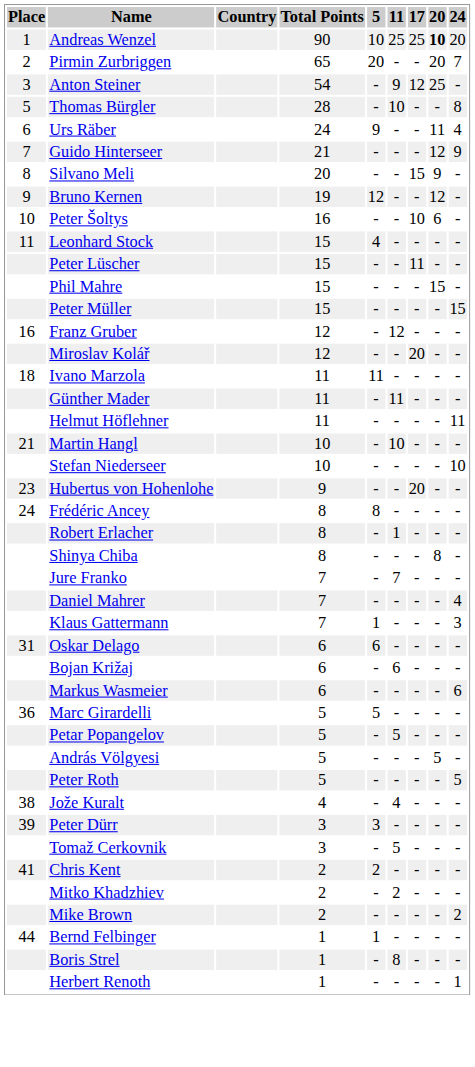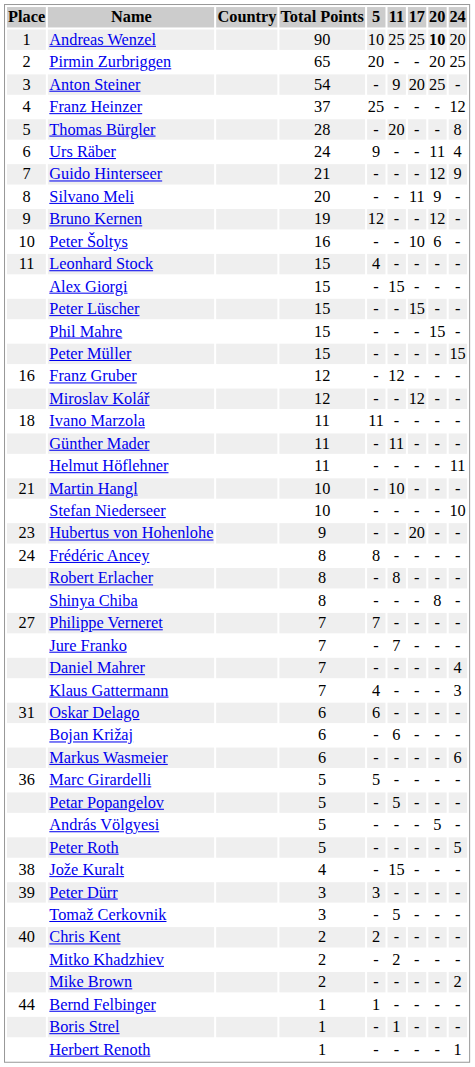(458, 62) 7 -> (458, 62) 25
(417, 84) 12 -> (417, 84) 20
+ row: (96, 107)
(396, 107) 10 -> (396, 129) 20
(417, 174) 15 -> (417, 196) 11
+ row: (88, 286)
(417, 264) 11 -> (417, 308) 15
(417, 353) 20 -> (417, 398) 12
(396, 533) 1 -> (396, 578) 8
+ row: (106, 623)
(376, 623) 1 -> (376, 690) 4
(396, 802) 4 -> (396, 869) 15
(27, 869) 41 -> (27, 937) 40
(396, 959) 8 -> (396, 1027) 1
